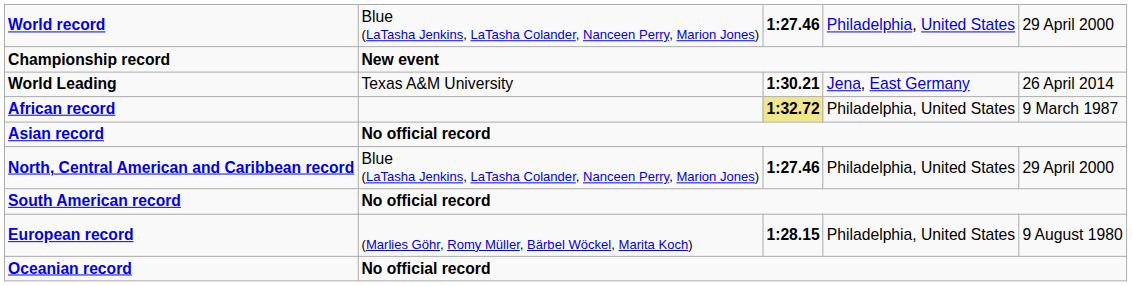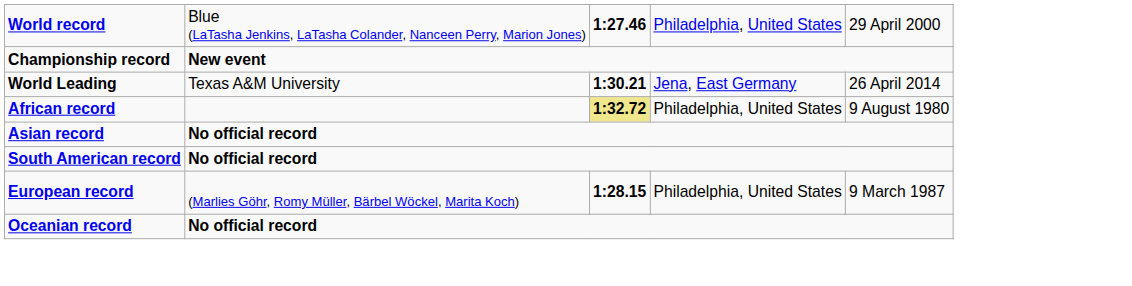(1070, 109) 9 March 1987 -> (899, 109) 9 August 1980
- row: (181, 167)
(1073, 235) 9 August 1980 -> (897, 192) 9 March 1987
